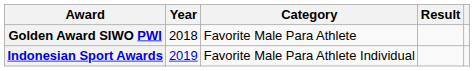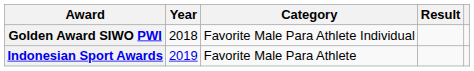(280, 35) Favorite Male Para Athlete -> (309, 35) Favorite Male Para Athlete Individual
(309, 55) Favorite Male Para Athlete Individual -> (280, 55) Favorite Male Para Athlete
